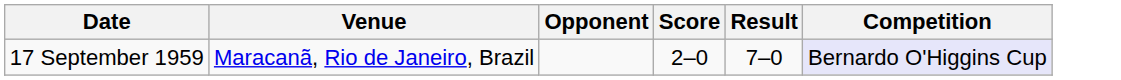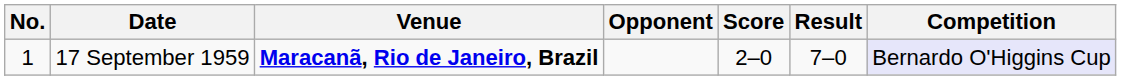+ column: (28, 22)
(374, 57) normal -> (429, 57) bold
